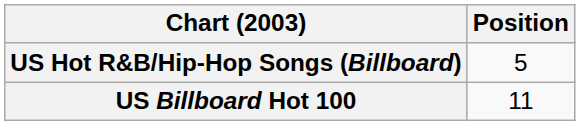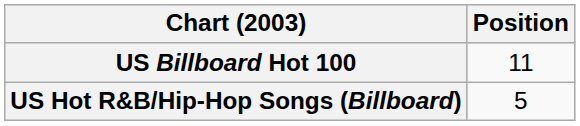rows swapped: (236, 100) <-> (236, 62)
